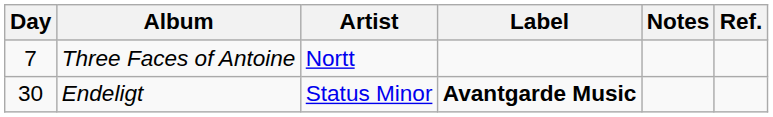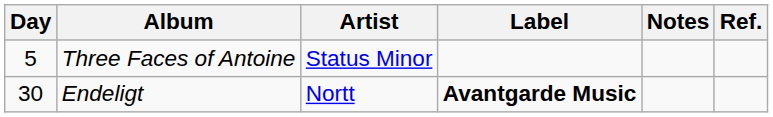(31, 58) 7 -> (31, 58) 5
(330, 58) Nortt -> (369, 58) Status Minor
(369, 93) Status Minor -> (330, 93) Nortt
